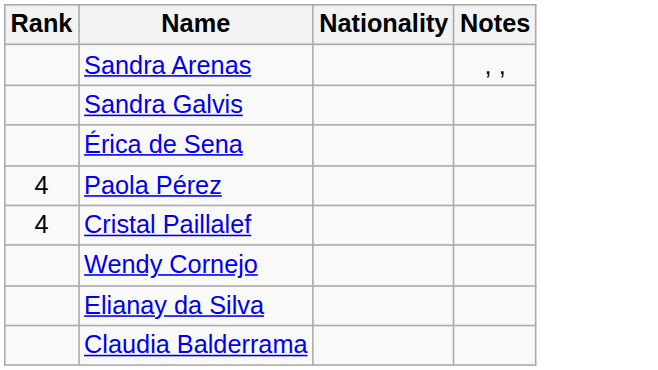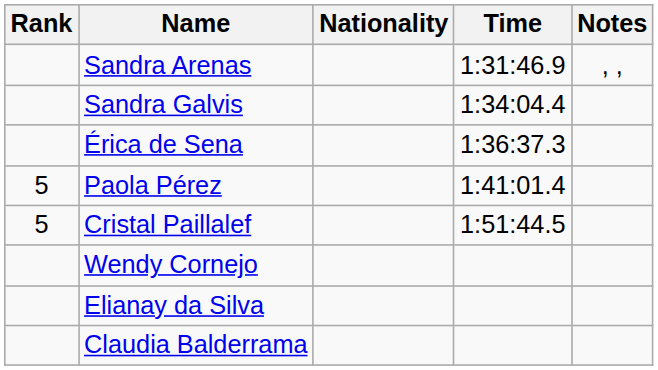+ column: (513, 24)
(42, 184) 4 -> (42, 184) 5
(42, 225) 4 -> (42, 225) 5
